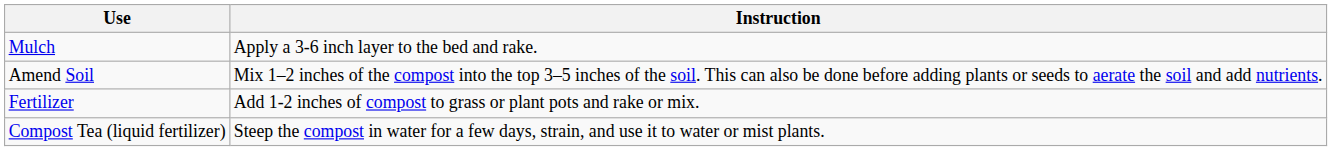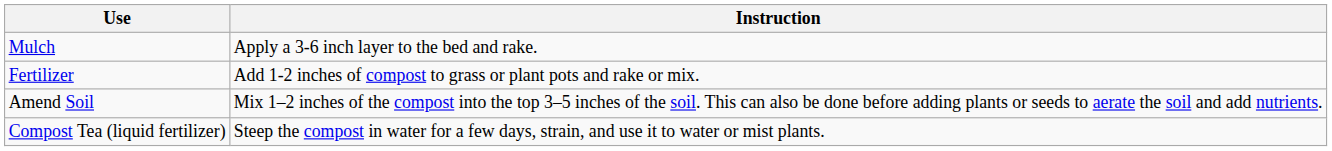rows swapped: (51, 74) <-> (41, 103)
